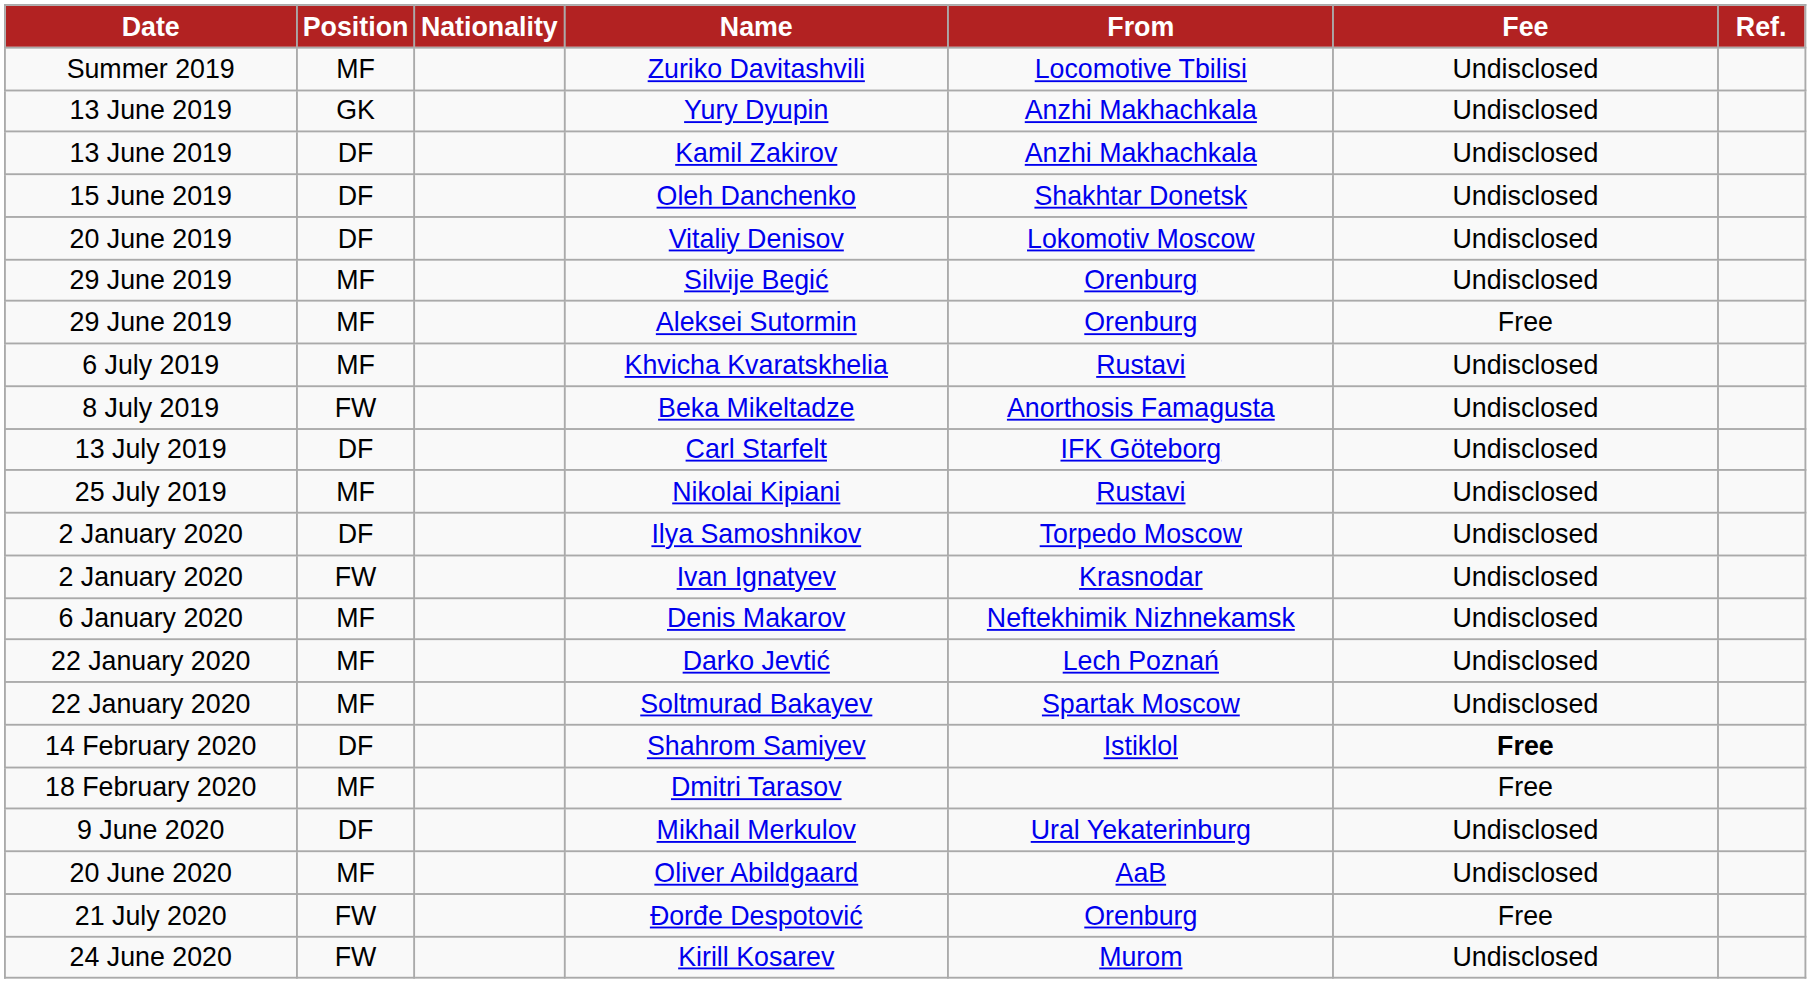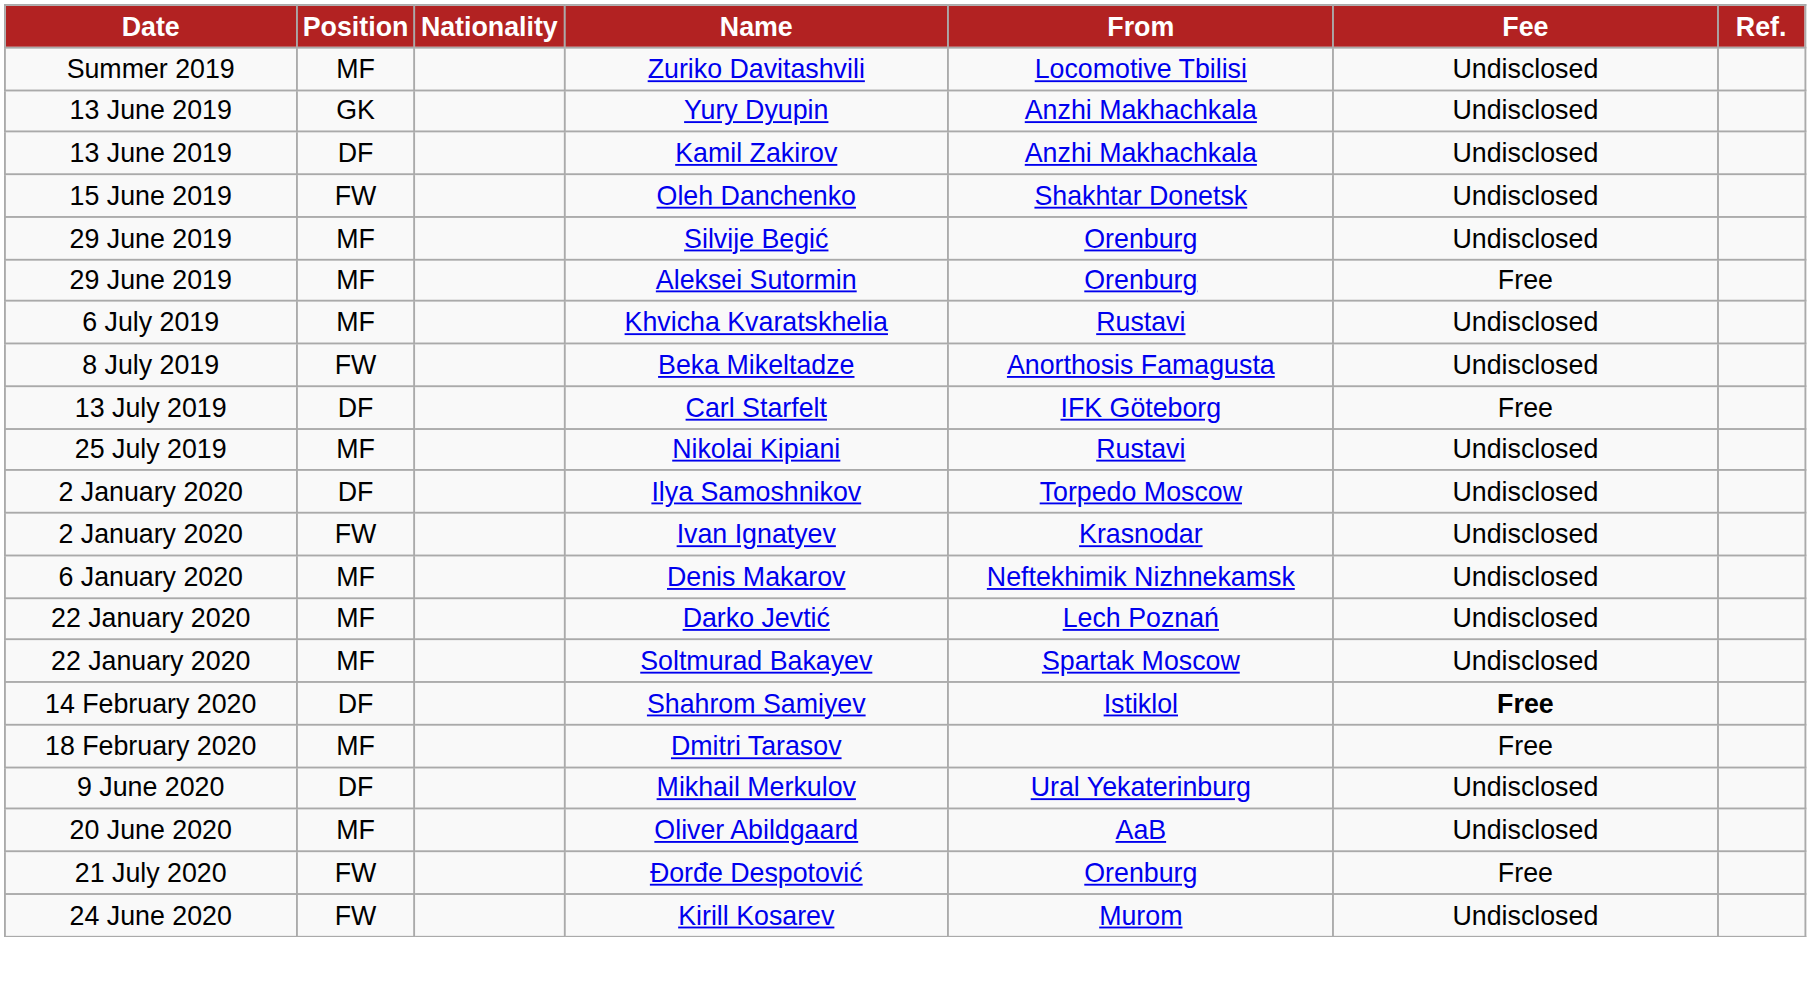(356, 196) DF -> (356, 196) FW
- row: (756, 238)
(1525, 450) Undisclosed -> (1525, 407) Free
